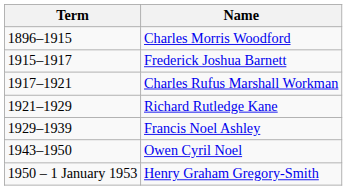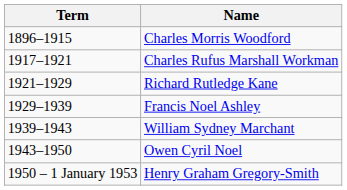- row: (215, 60)
+ row: (219, 128)
